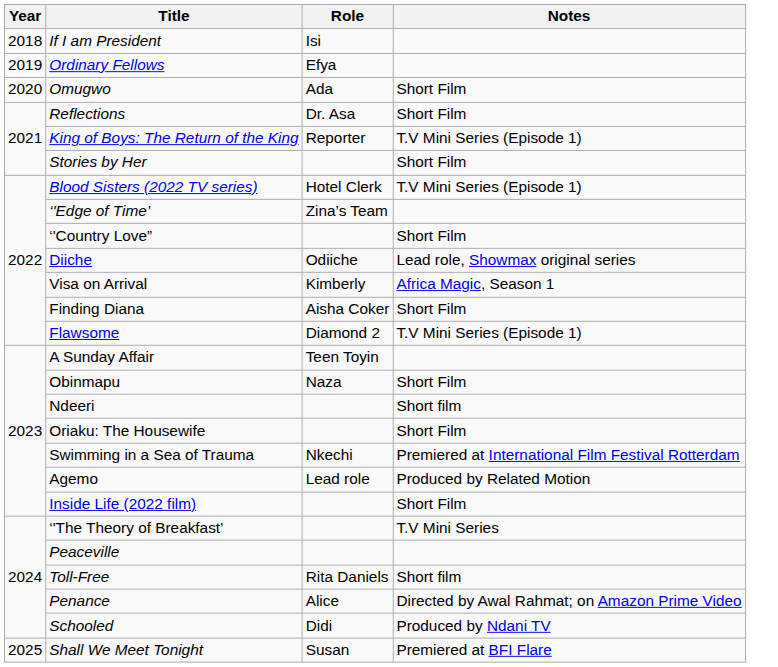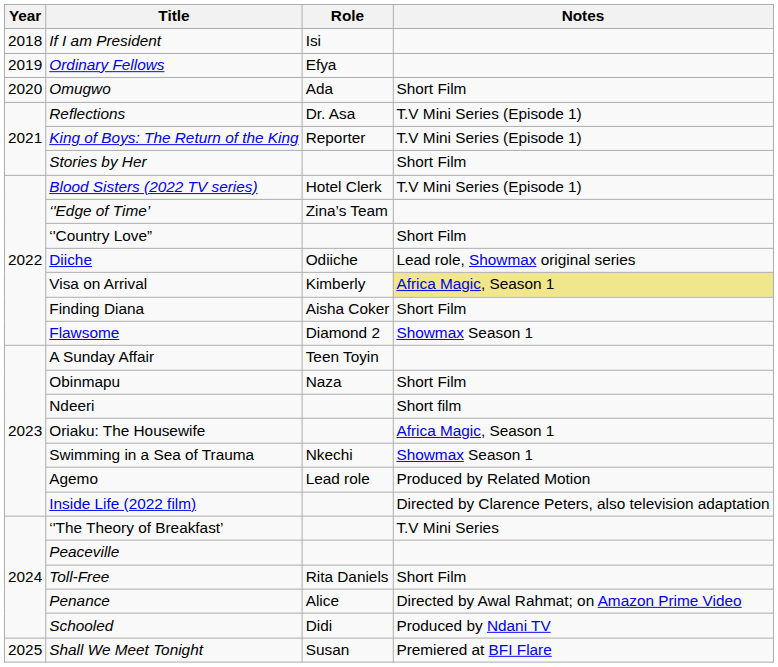(431, 114) Short Film -> (489, 114) T.V Mini Series (Episode 1)
(475, 284) no background -> (475, 284) khaki background
(489, 333) T.V Mini Series (Episode 1) -> (465, 333) Showmax Season 1
(431, 430) Short Film -> (475, 430) Africa Magic, Season 1
(568, 455) Premiered at International Film Festival Rotterdam -> (465, 455) Showmax Season 1
(431, 503) Short Film -> (583, 503) Directed by Clarence Peters, also television adaptation
(429, 576) Short film -> (431, 576) Short Film
